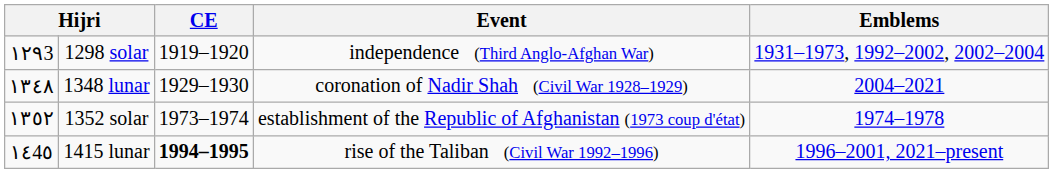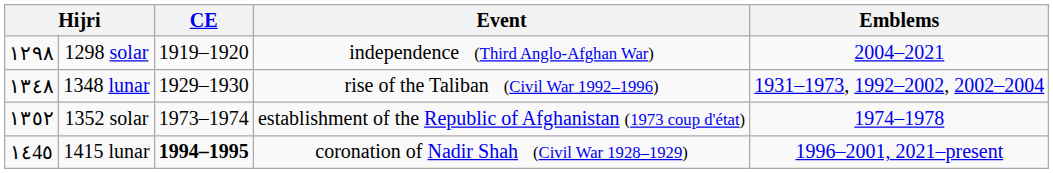(32, 53) ۱۲۹3 -> (32, 53) ۱۲۹۸
(899, 52) 1931–1973, 1992–2002, 2002–2004 -> (899, 52) 2004–2021
(502, 85) coronation of Nadir Shah (Civil War 1928–1929) -> (502, 85) rise of the Taliban (Civil War 1992–1996)
(899, 85) 2004–2021 -> (899, 85) 1931–1973, 1992–2002, 2002–2004
(502, 151) rise of the Taliban (Civil War 1992–1996) -> (502, 151) coronation of Nadir Shah (Civil War 1928–1929)
